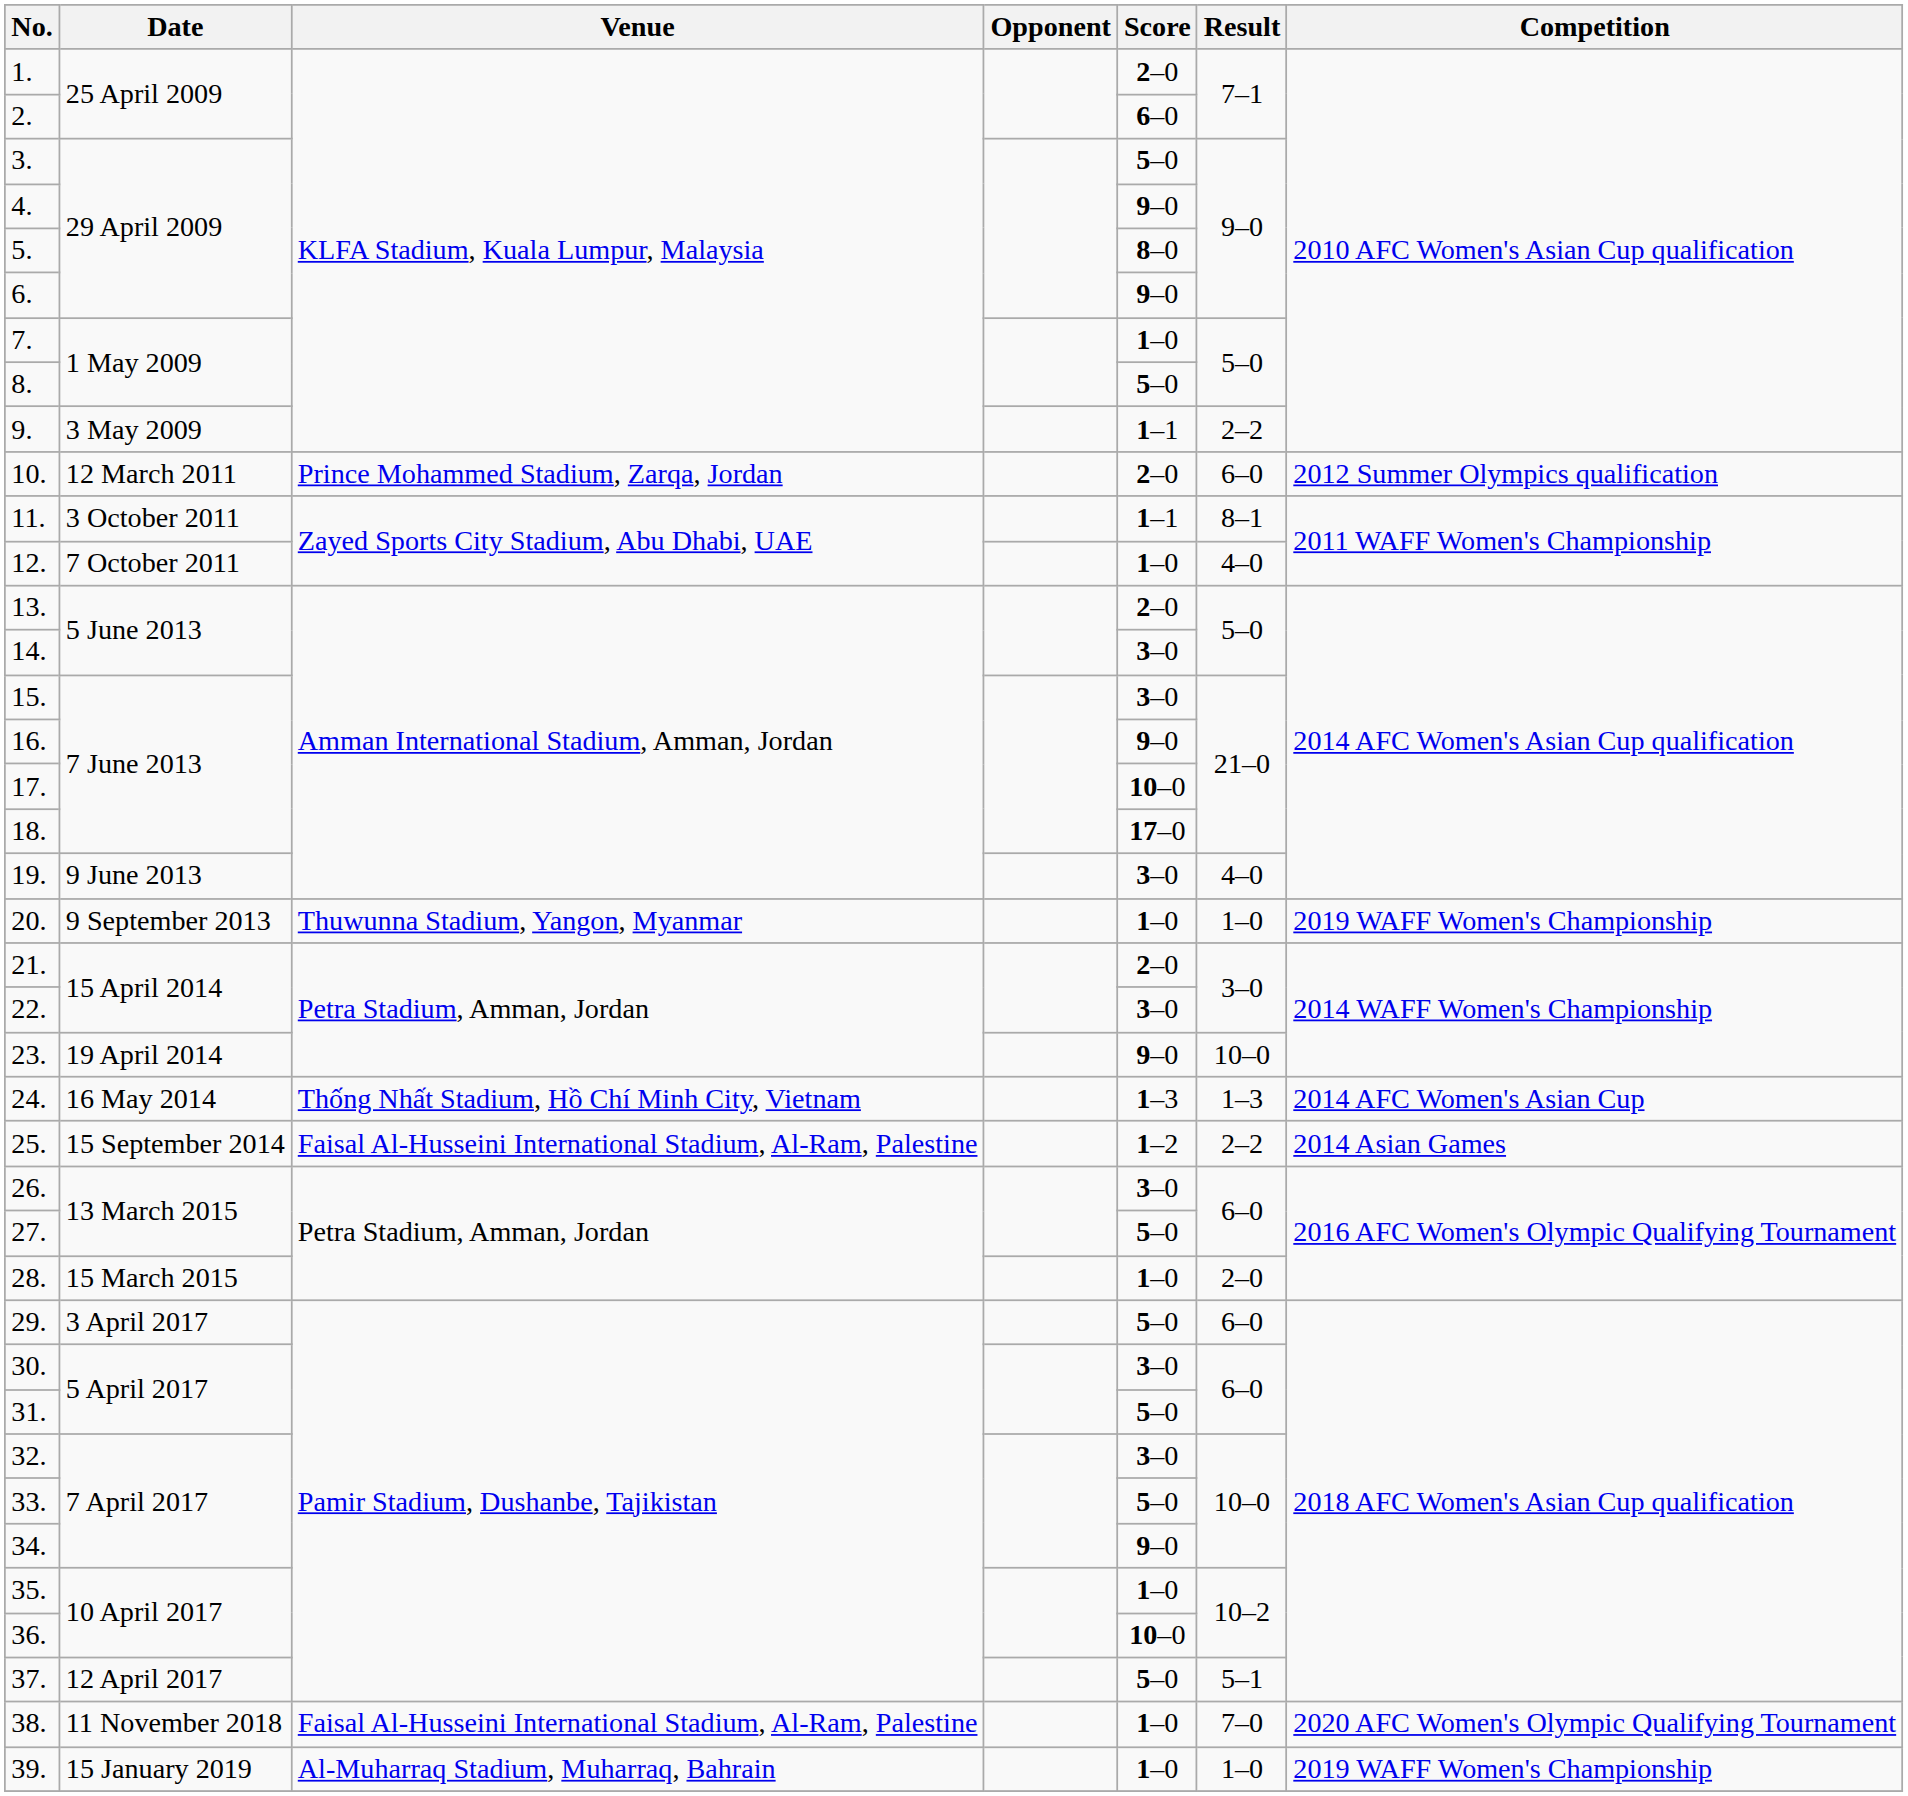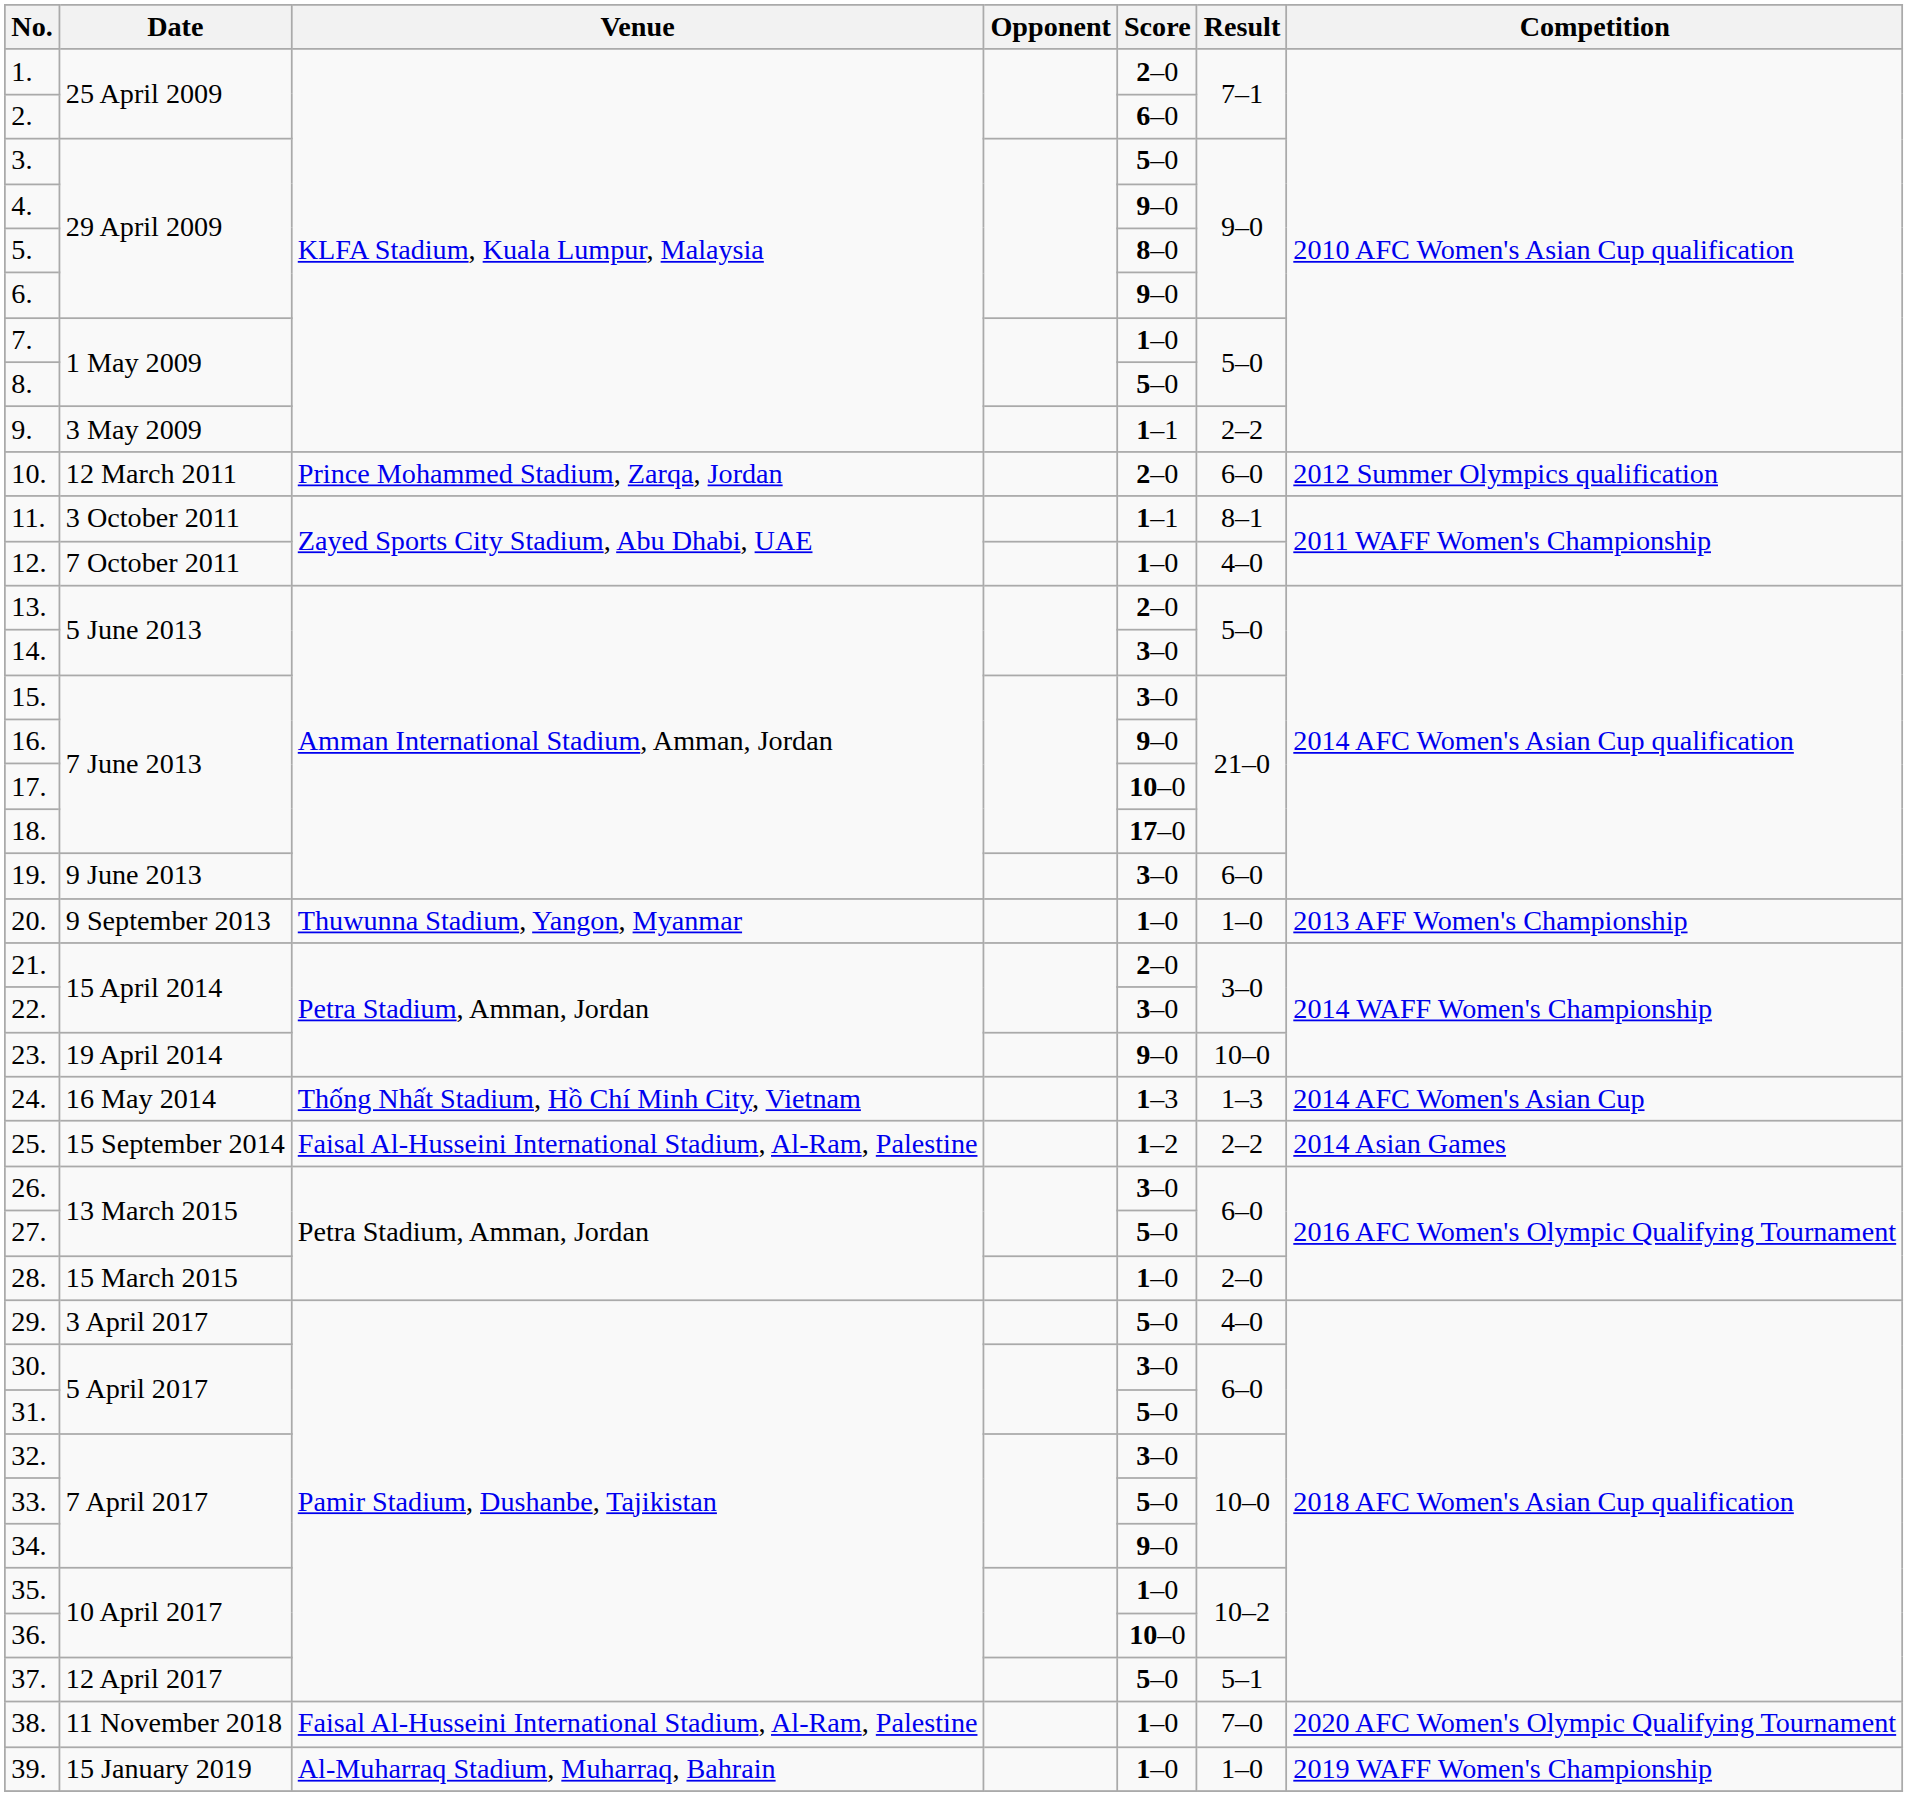(1242, 875) 4–0 -> (1242, 875) 6–0
(1503, 920) 2019 WAFF Women's Championship -> (1490, 920) 2013 AFF Women's Championship
(1242, 1321) 6–0 -> (1242, 1321) 4–0
